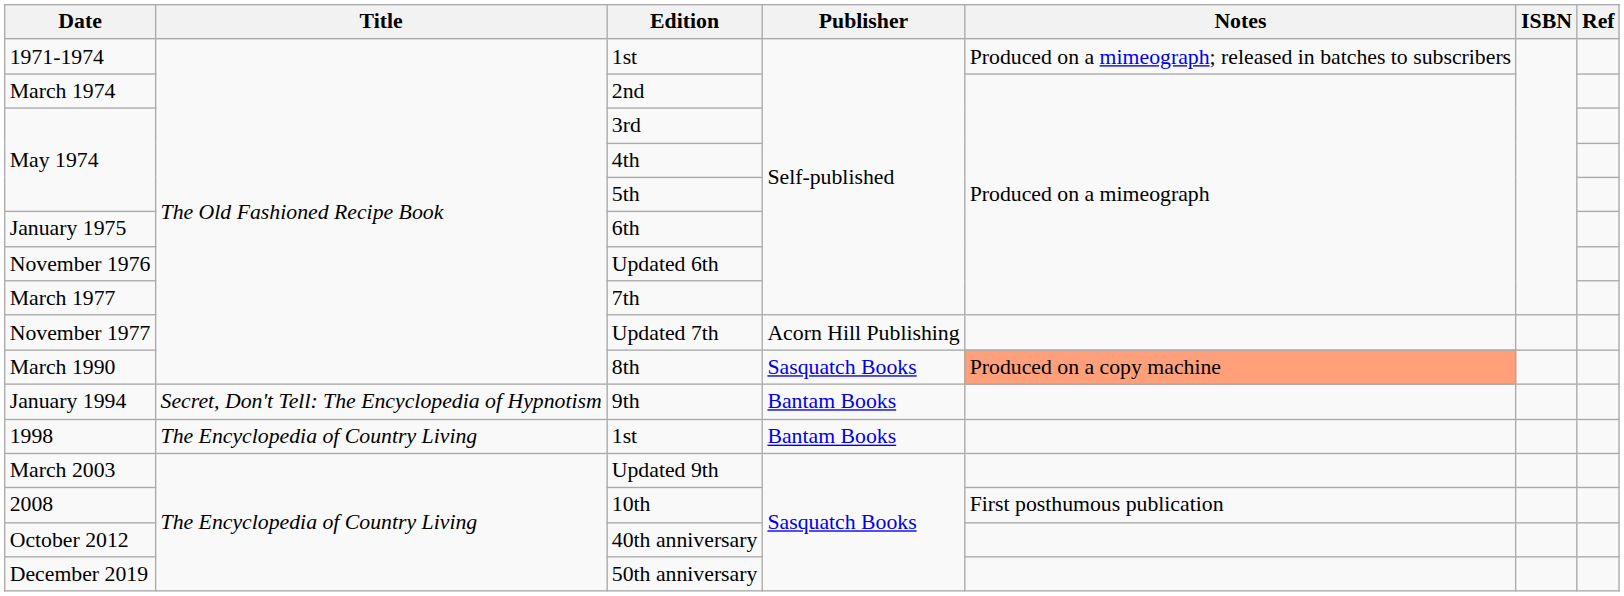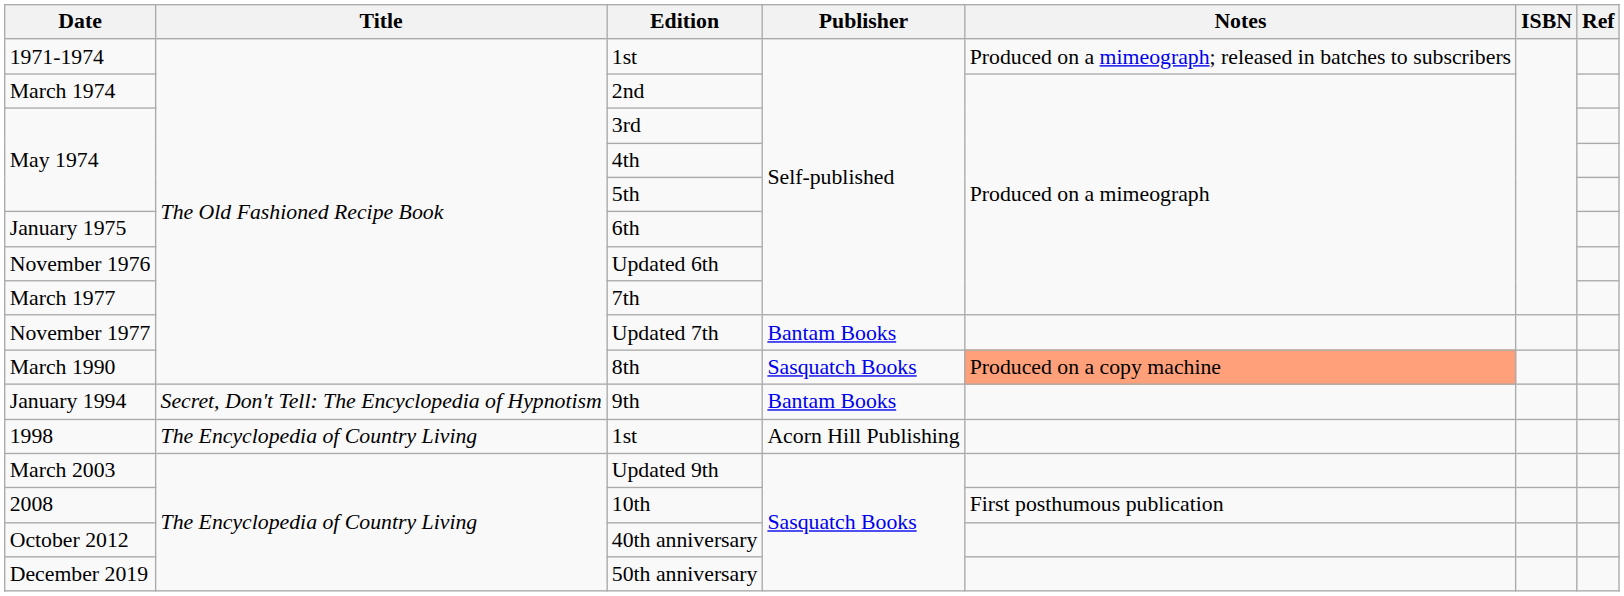(864, 332) Acorn Hill Publishing -> (832, 332) Bantam Books
(832, 435) Bantam Books -> (864, 435) Acorn Hill Publishing
